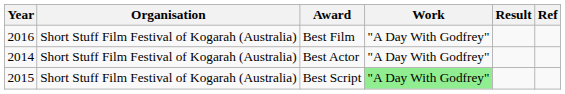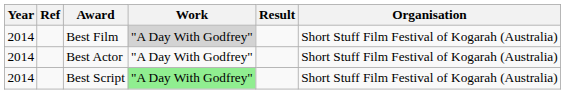columns swapped: (168, 15) <-> (548, 15)
(21, 36) 2016 -> (21, 36) 2014
(428, 36) no background -> (192, 36) lightgrey background
(21, 78) 2015 -> (21, 78) 2014
